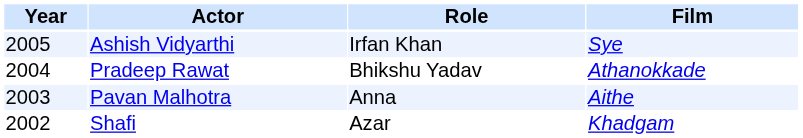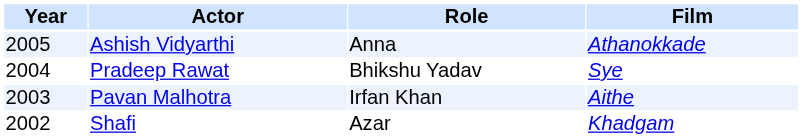(396, 44) Irfan Khan -> (373, 44) Anna
(605, 44) Sye -> (647, 44) Athanokkade
(647, 70) Athanokkade -> (605, 70) Sye
(373, 97) Anna -> (396, 97) Irfan Khan
